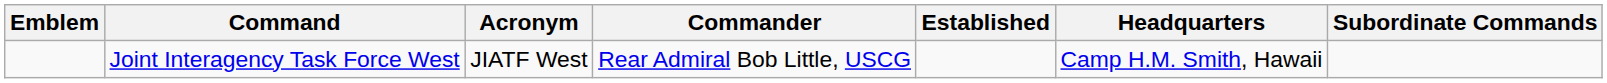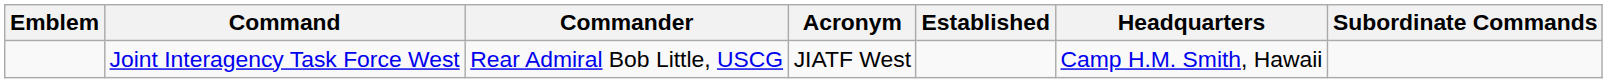columns swapped: (529, 22) <-> (755, 22)
